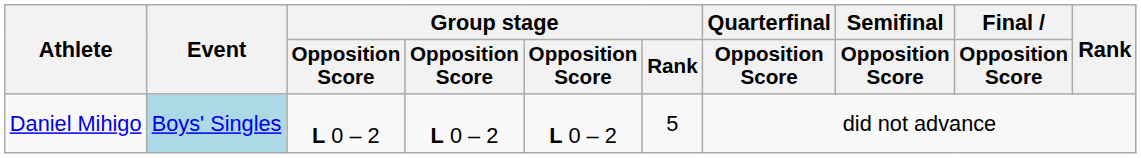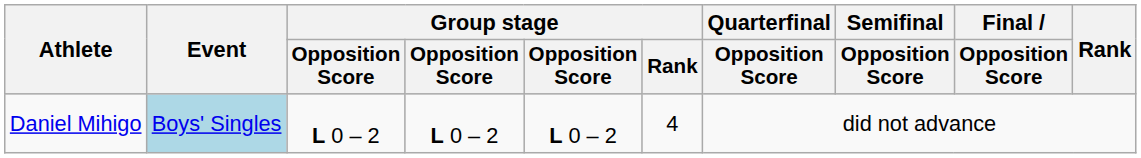(672, 124) 5 -> (672, 124) 4
